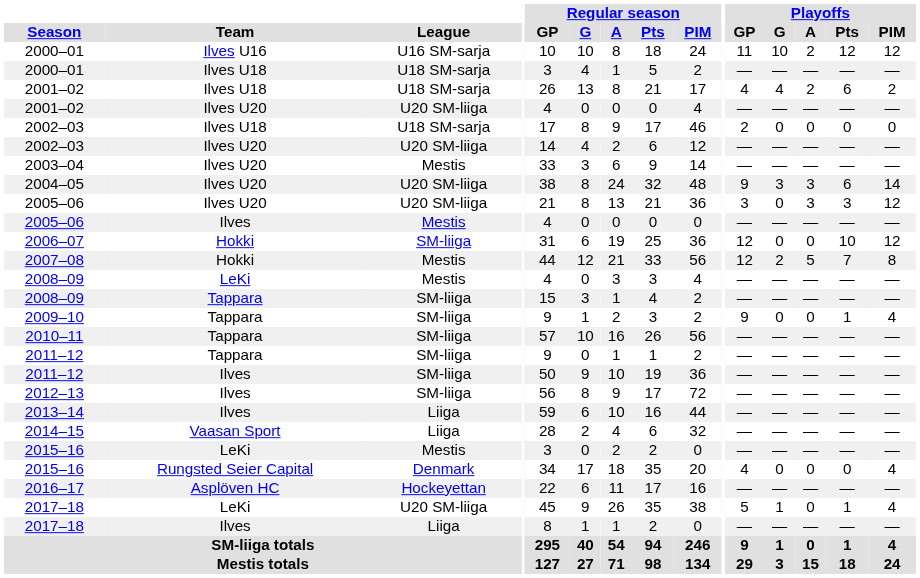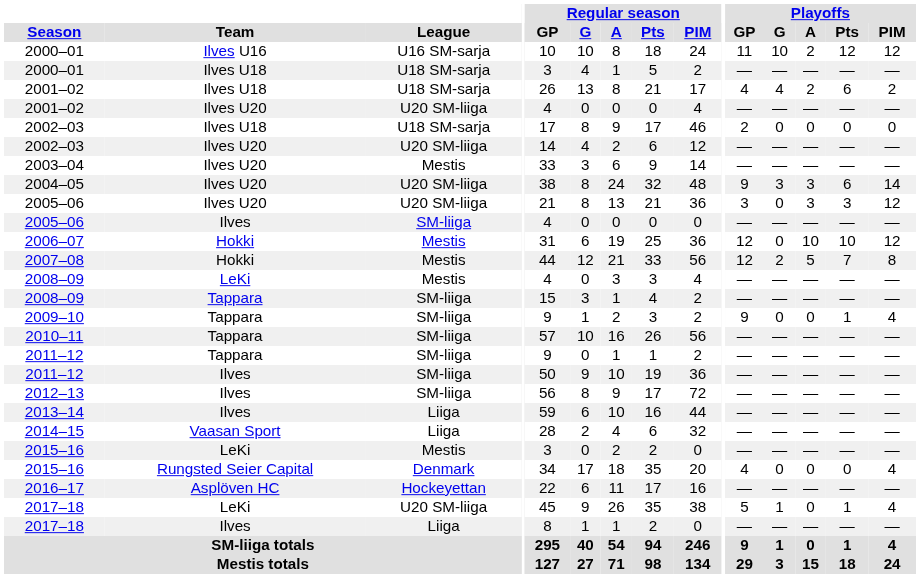(444, 222) Mestis -> (444, 222) SM-liiga
(444, 241) SM-liiga -> (444, 241) Mestis
(811, 241) 0 -> (811, 241) 10
